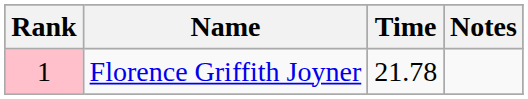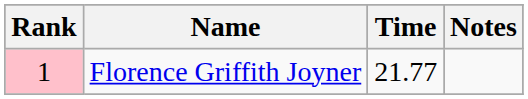(406, 71) 21.78 -> (406, 71) 21.77
